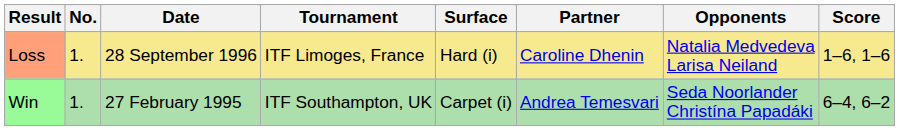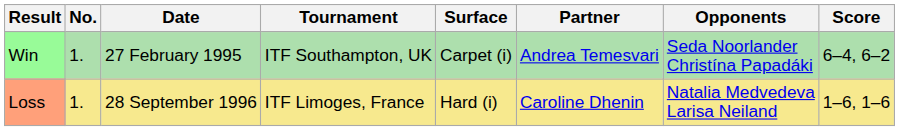rows swapped: (23, 102) <-> (27, 55)
